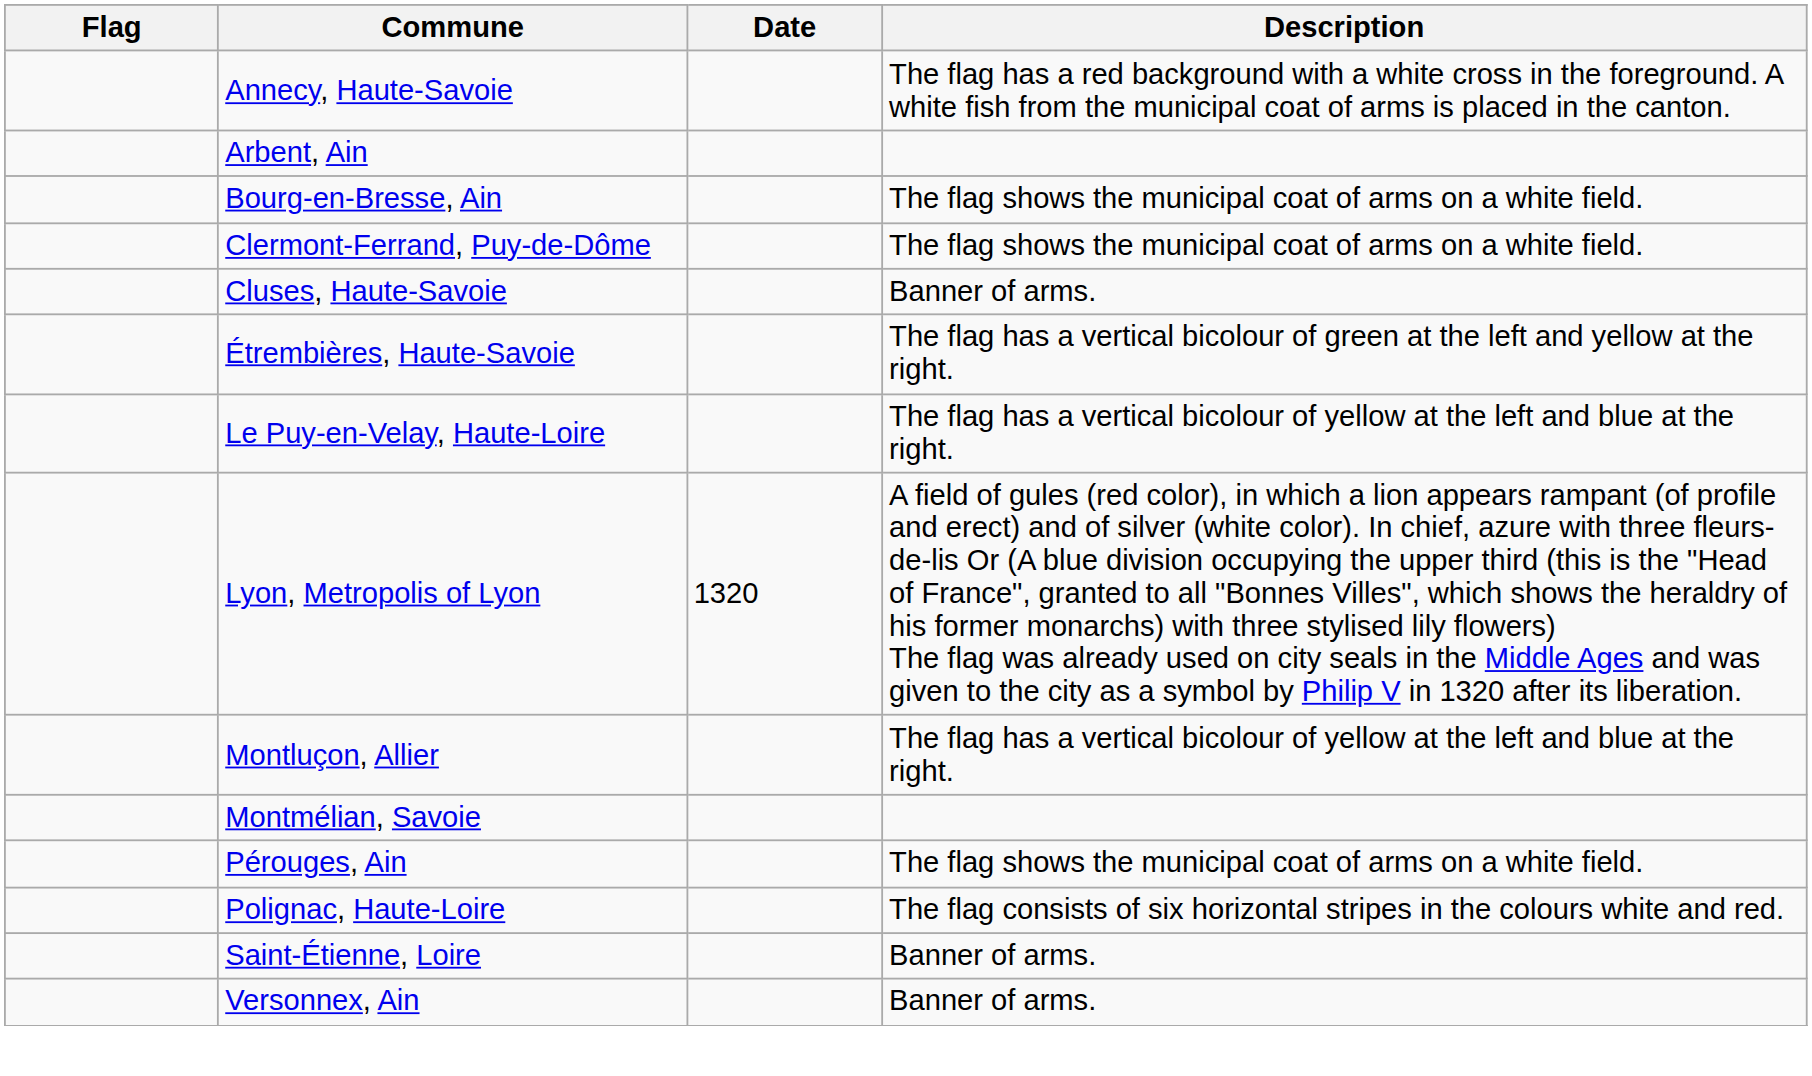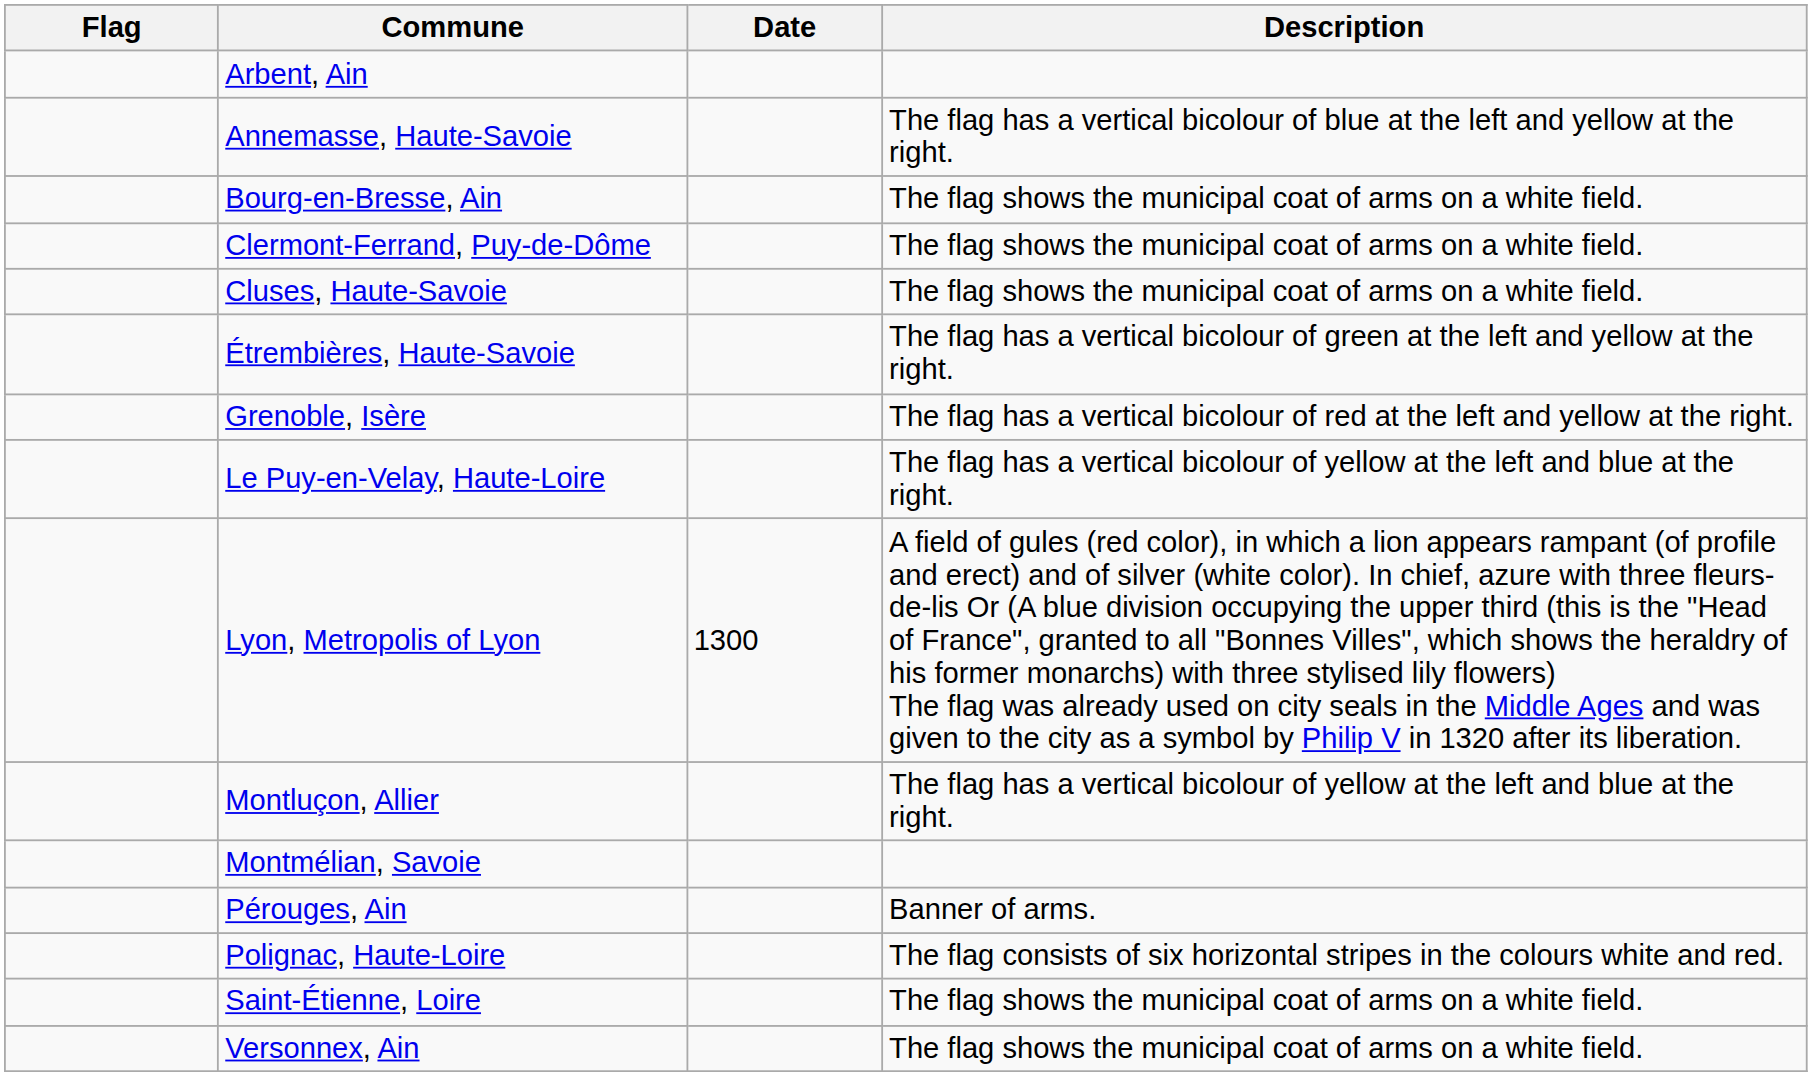- row: (369, 90)
+ row: (398, 136)
(993, 291) Banner of arms. -> (1266, 291) The flag shows the municipal coat of arms on a white field.
+ row: (326, 416)
(726, 593) 1320 -> (726, 639) 1300
(1266, 863) The flag shows the municipal coat of arms on a white field. -> (993, 909) Banner of arms.
(993, 955) Banner of arms. -> (1266, 1001) The flag shows the municipal coat of arms on a white field.
(993, 1001) Banner of arms. -> (1266, 1047) The flag shows the municipal coat of arms on a white field.
